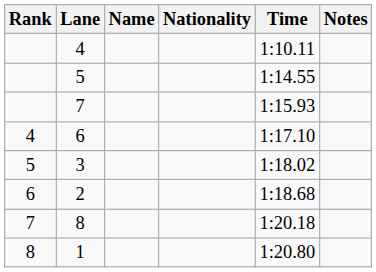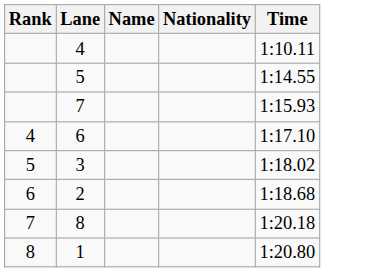- column: (346, 19)
